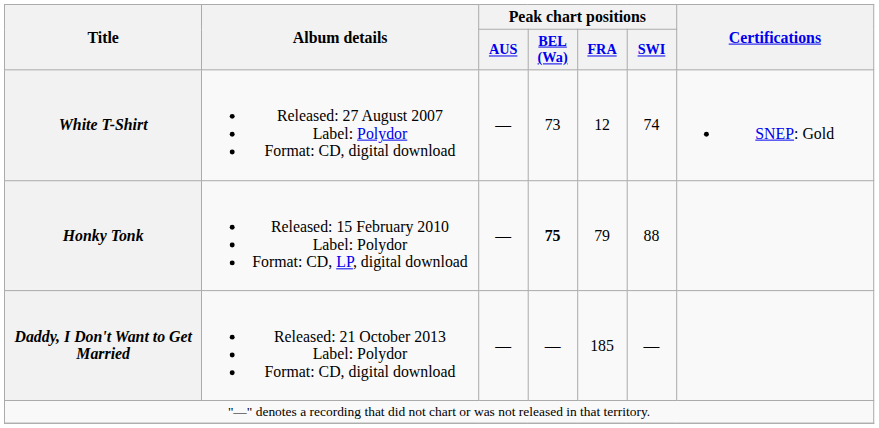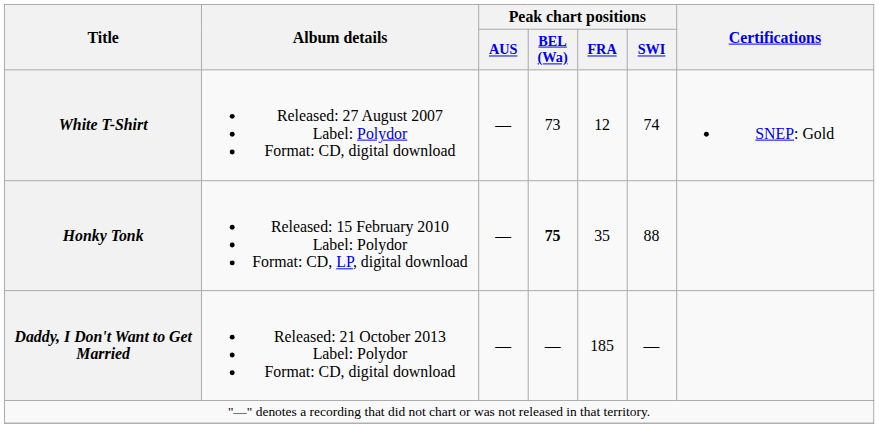(602, 235) 79 -> (602, 235) 35
